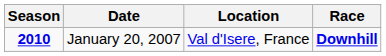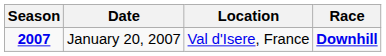(34, 39) 2010 -> (34, 39) 2007
